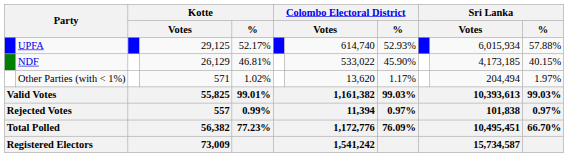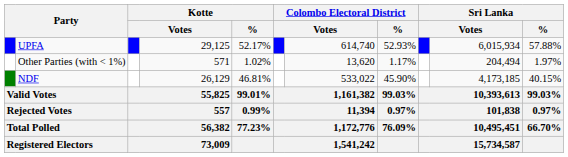rows swapped: (28, 62) <-> (72, 78)
